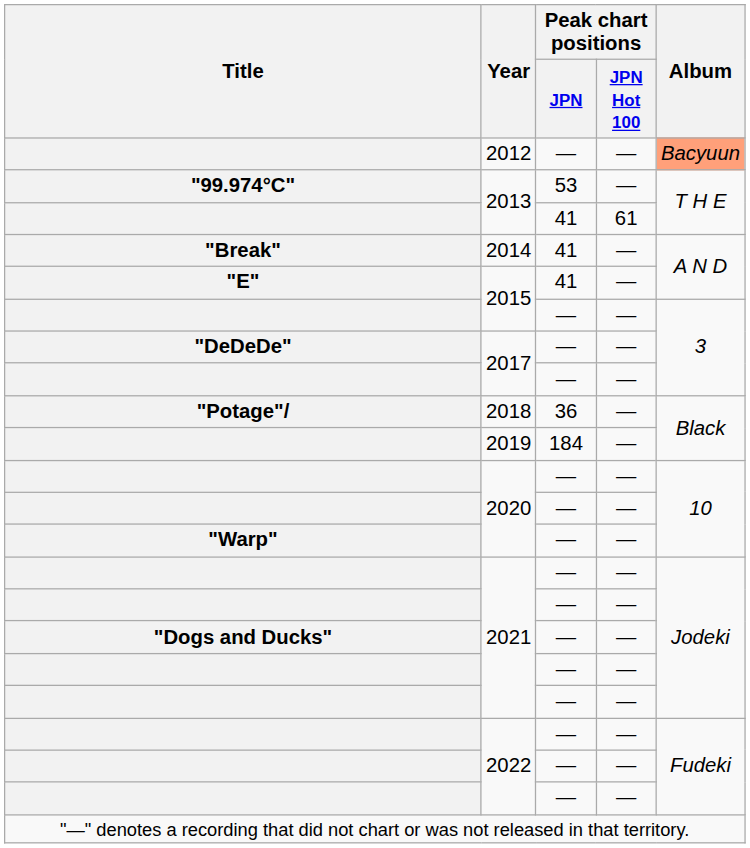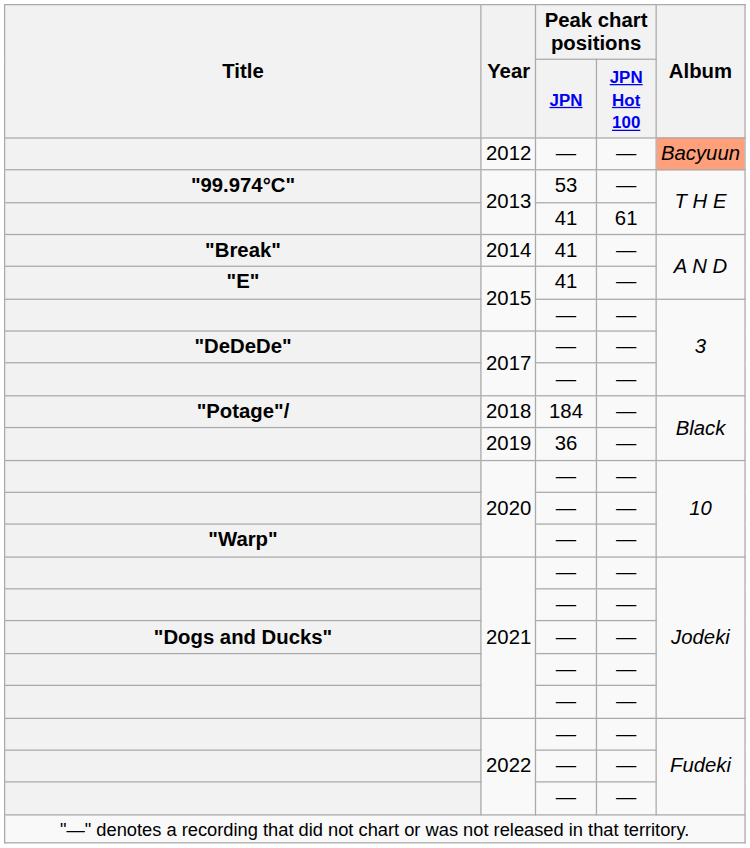(566, 411) 36 -> (566, 411) 184
(566, 443) 184 -> (566, 443) 36
